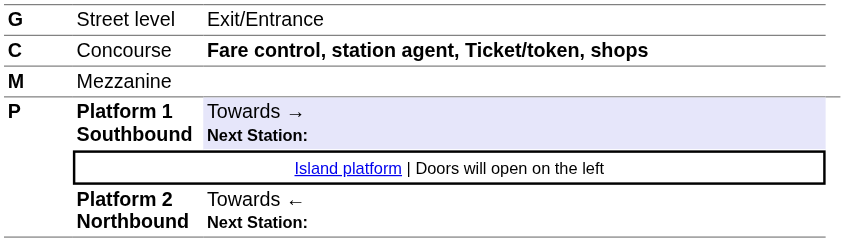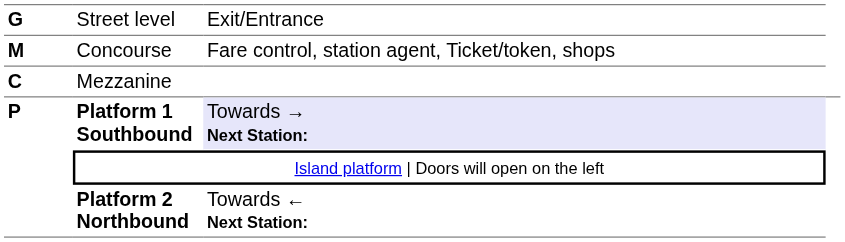(15, 50) C -> (16, 50) M
(428, 50) bold -> (411, 50) normal
(16, 81) M -> (15, 81) C
